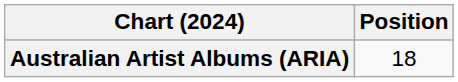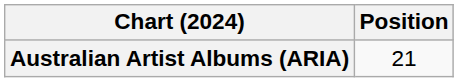(404, 58) 18 -> (404, 58) 21
